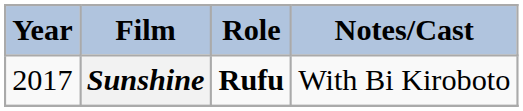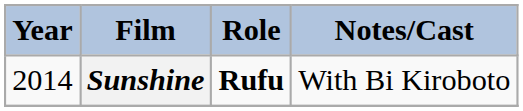(42, 79) 2017 -> (42, 79) 2014
